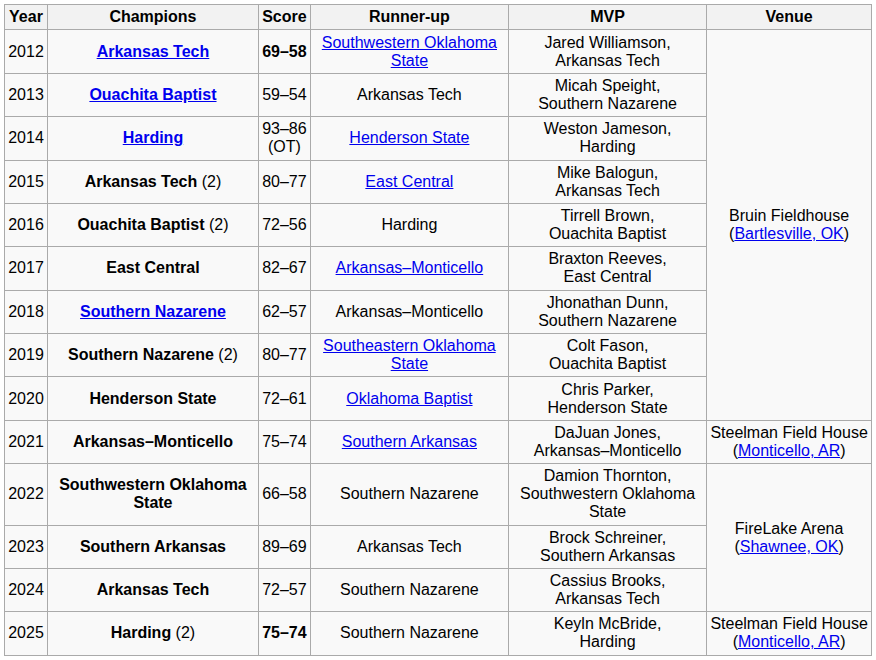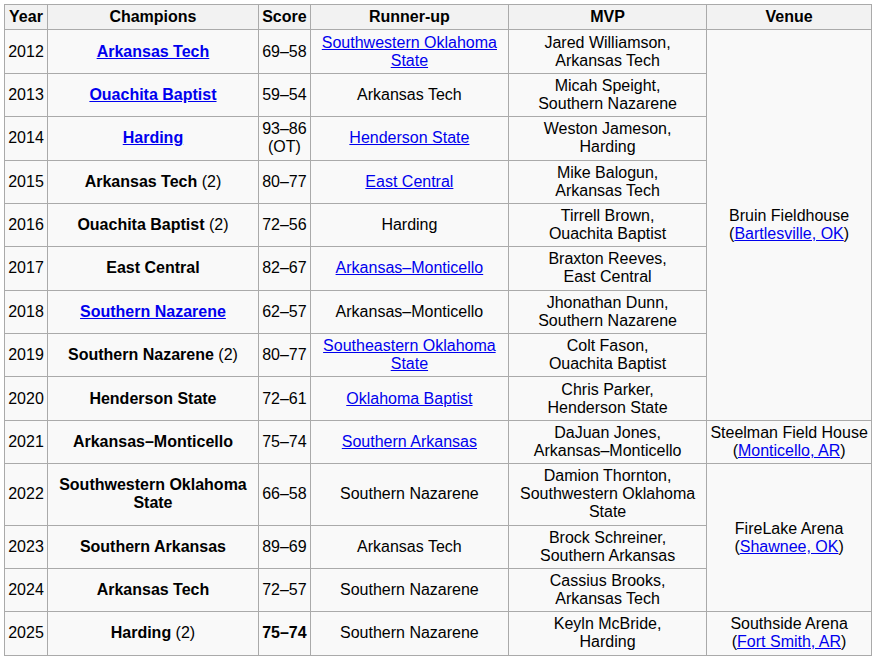(284, 51) bold -> (284, 51) normal
(789, 633) Steelman Field House (Monticello, AR) -> (789, 633) Southside Arena (Fort Smith, AR)
